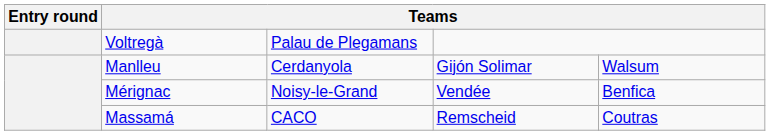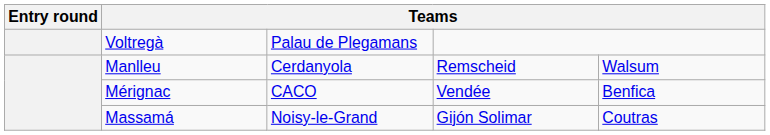(484, 67) Gijón Solimar -> (476, 67) Remscheid
(324, 92) Noisy-le-Grand -> (294, 92) CACO
(294, 117) CACO -> (324, 117) Noisy-le-Grand
(476, 117) Remscheid -> (484, 117) Gijón Solimar
